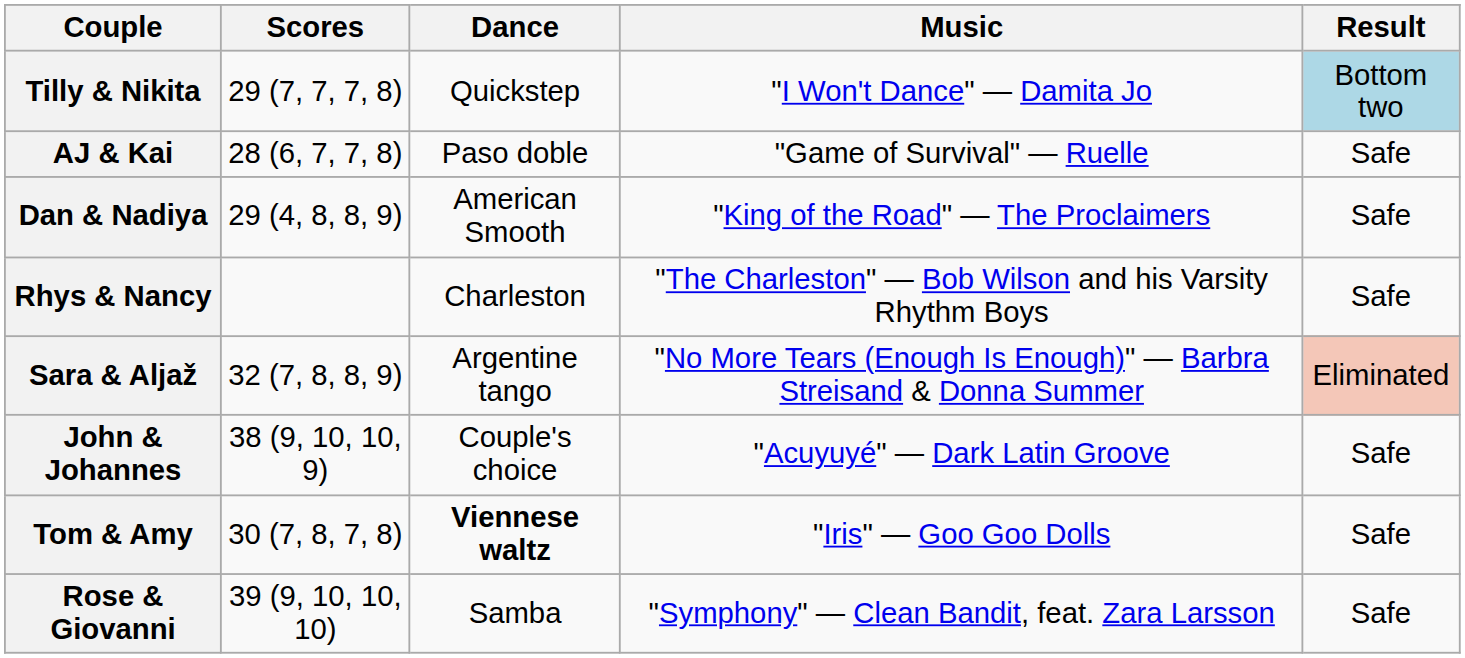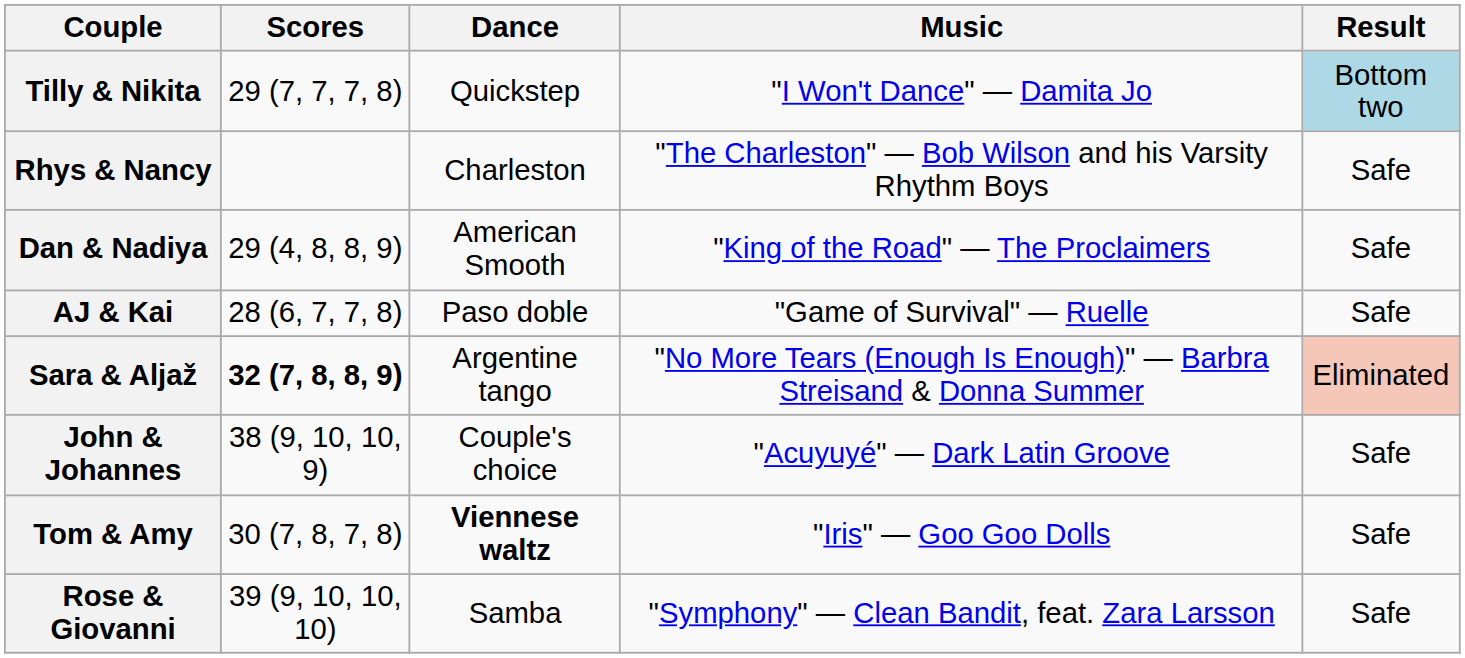rows swapped: (113, 153) <-> (113, 295)
(315, 375) normal -> (315, 375) bold
